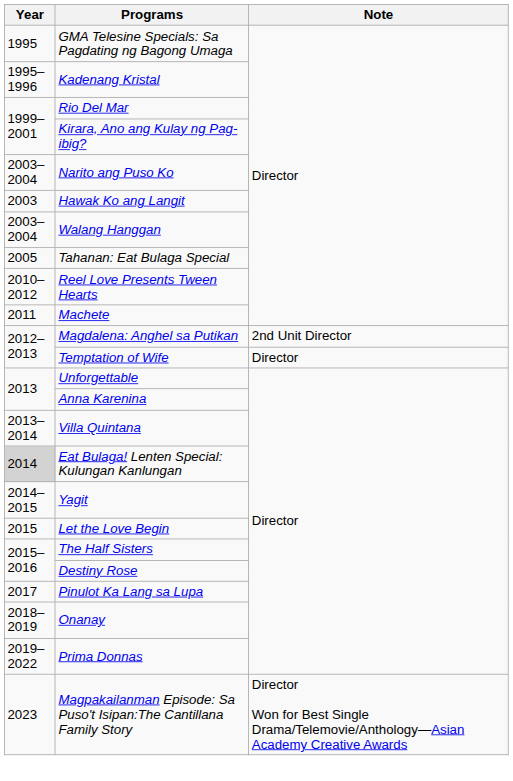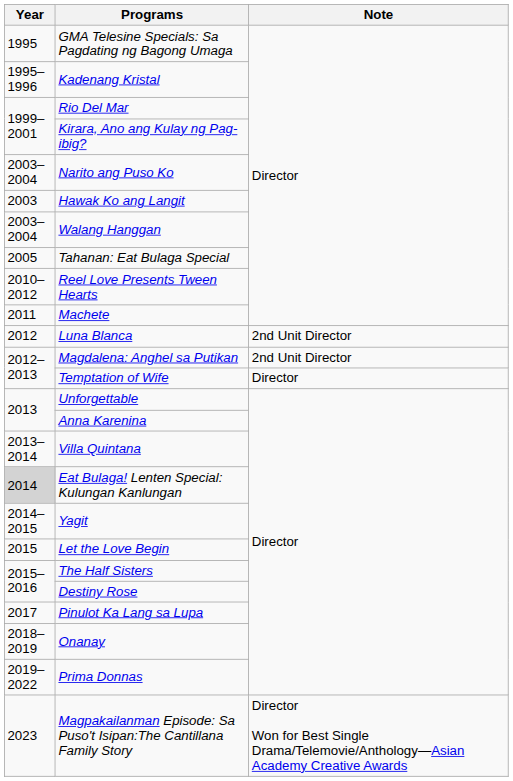+ row: (95, 336)
